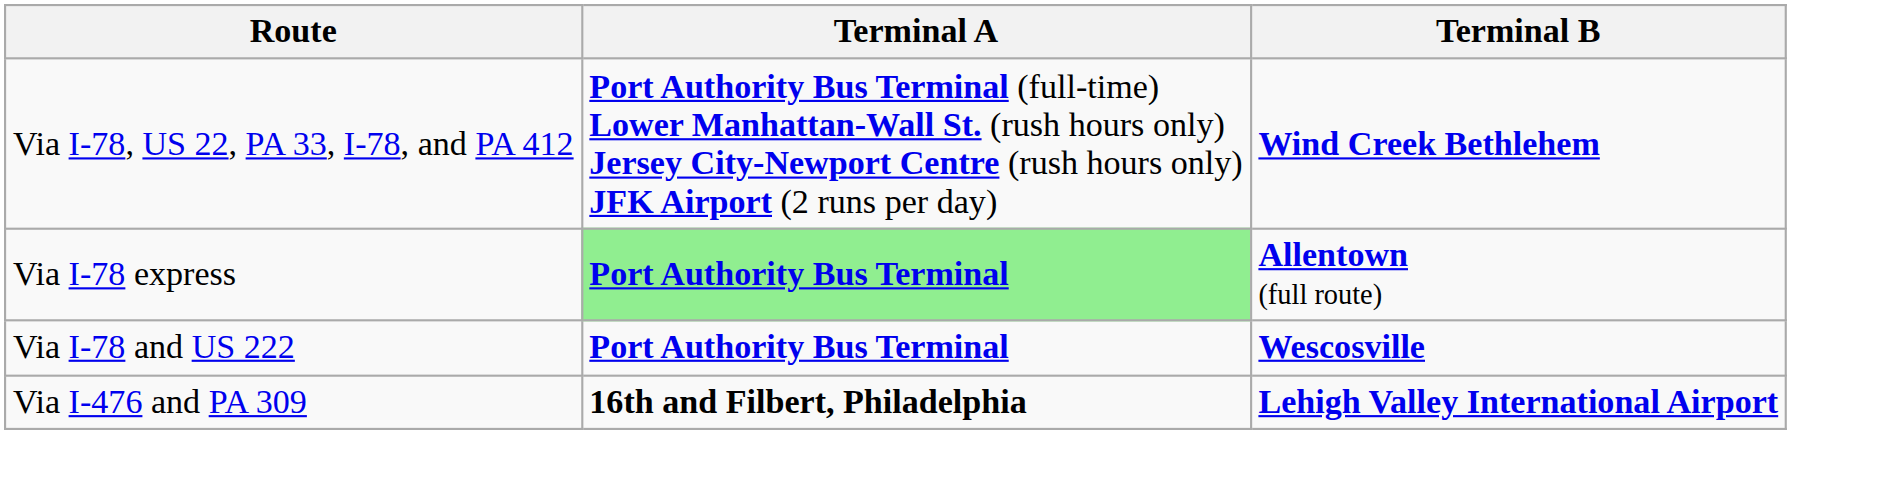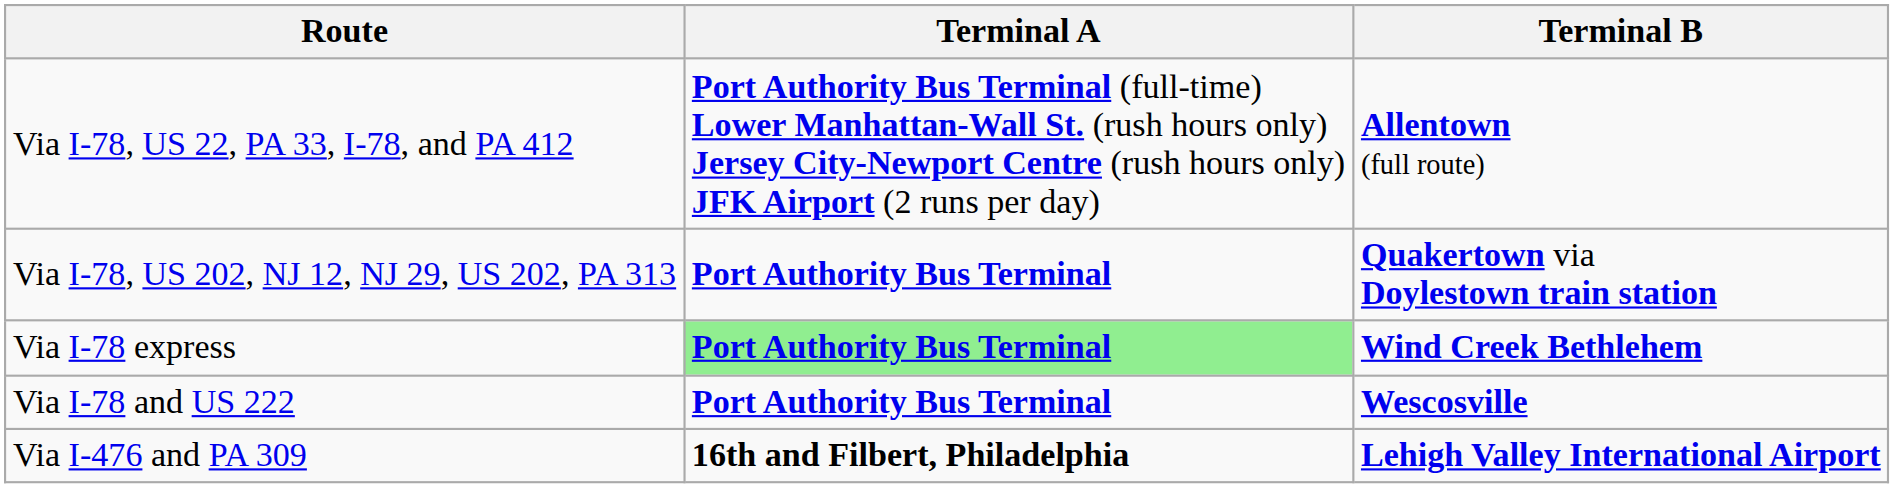(1429, 143) Wind Creek Bethlehem -> (1436, 143) Allentown (full route)
+ row: (345, 273)
(1333, 273) Allentown (full route) -> (1532, 347) Wind Creek Bethlehem
